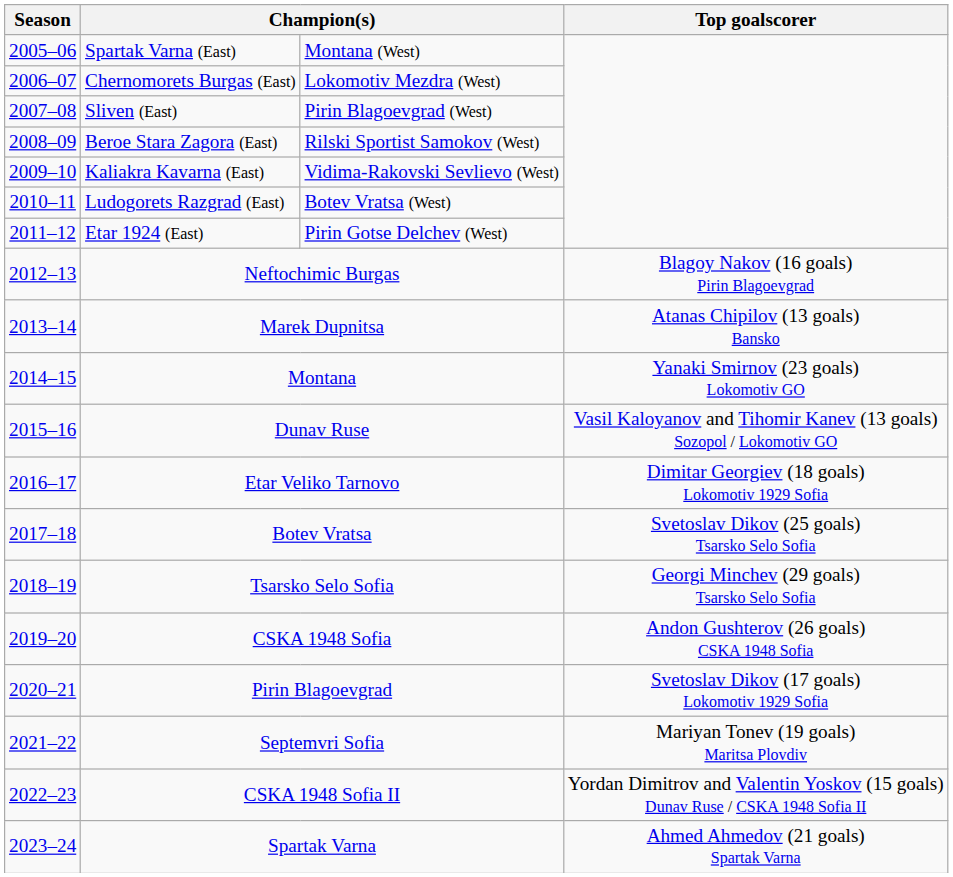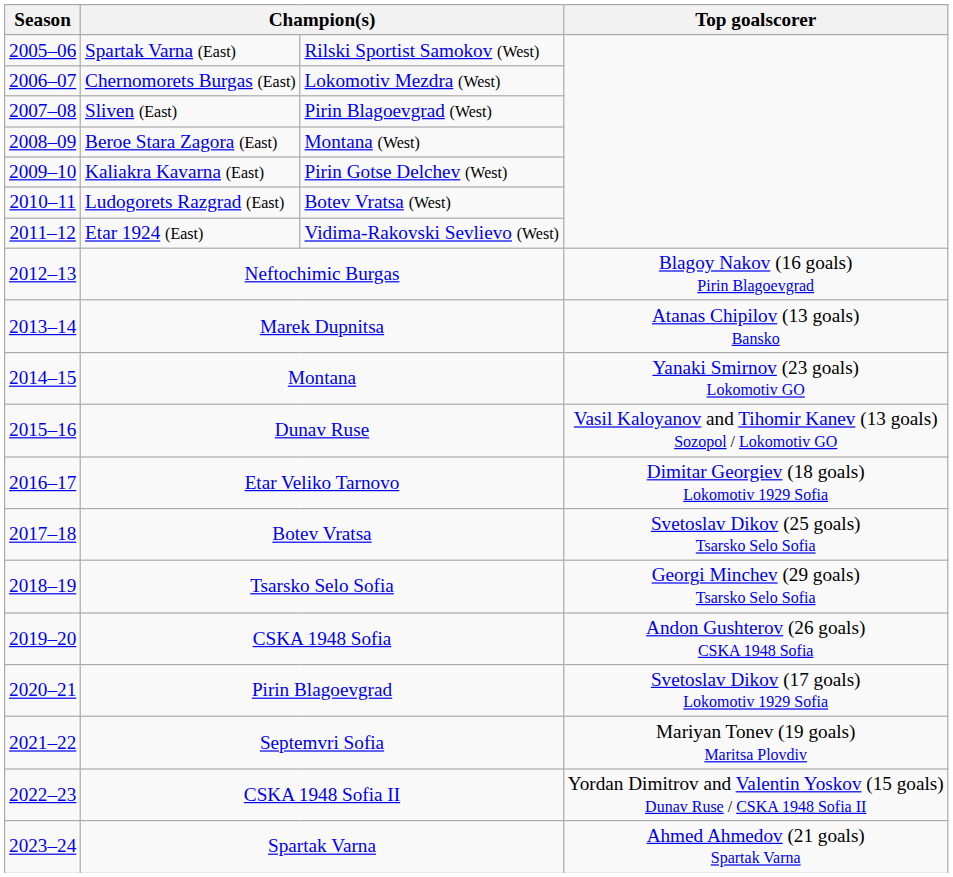(362, 50) Montana (West) -> (422, 50) Rilski Sportist Samokov (West)
(422, 141) Rilski Sportist Samokov (West) -> (362, 141) Montana (West)
(432, 171) Vidima-Rakovski Sevlievo (West) -> (406, 171) Pirin Gotse Delchev (West)
(406, 232) Pirin Gotse Delchev (West) -> (432, 232) Vidima-Rakovski Sevlievo (West)
